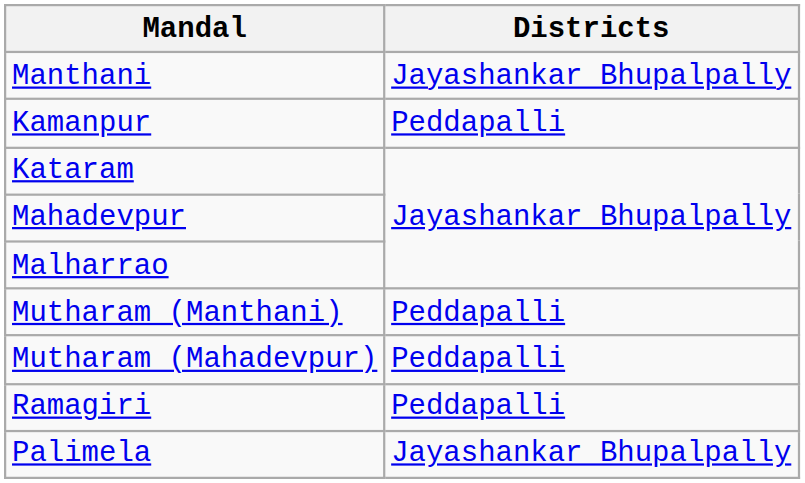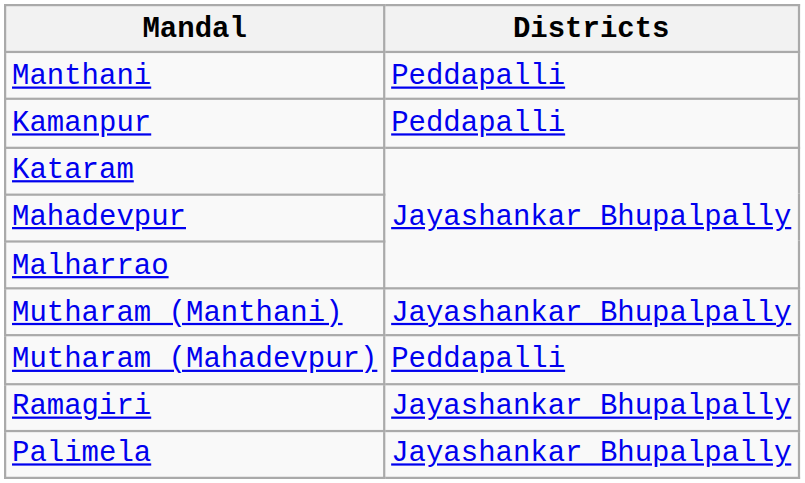(591, 76) Jayashankar Bhupalpally -> (478, 76) Peddapalli
(478, 312) Peddapalli -> (591, 312) Jayashankar Bhupalpally
(478, 407) Peddapalli -> (591, 407) Jayashankar Bhupalpally
